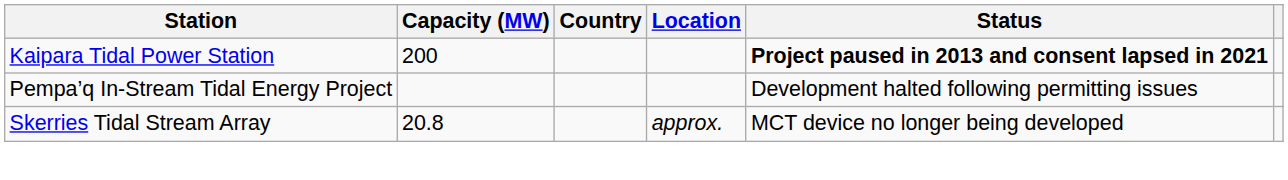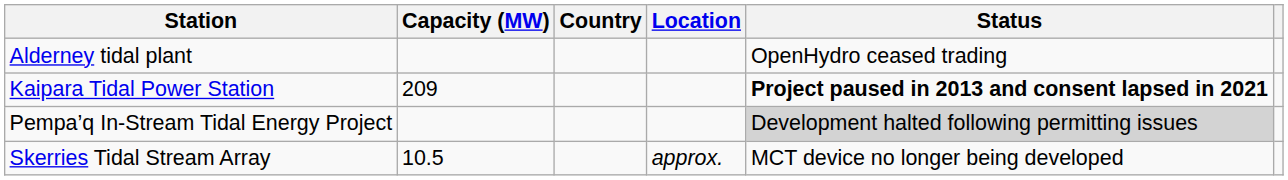+ row: (101, 55)
(420, 55) 200 -> (420, 89) 209
(974, 89) no background -> (974, 123) lightgrey background
(423, 123) 20.8 -> (423, 157) 10.5
